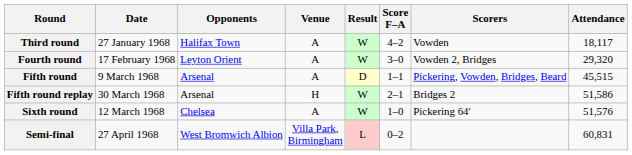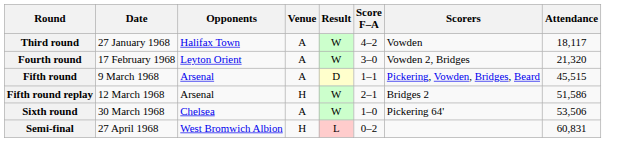(598, 59) 29,320 -> (572, 59) 21,320
(131, 94) 30 March 1968 -> (131, 94) 12 March 1968
(131, 111) 12 March 1968 -> (131, 111) 30 March 1968
(598, 111) 51,576 -> (572, 111) 53,506
(315, 135) Villa Park, Birmingham -> (302, 128) H
